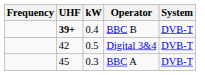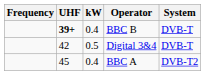(92, 62) 0.3 -> (92, 62) 0.4
(177, 62) DVB-T -> (180, 62) DVB-T2
